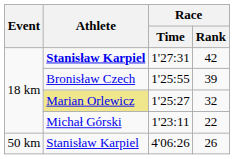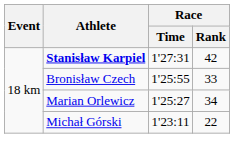(211, 79) 39 -> (211, 79) 33
(90, 101) khaki background -> (90, 101) no background
(211, 101) 32 -> (211, 101) 34
- row: (171, 143)
